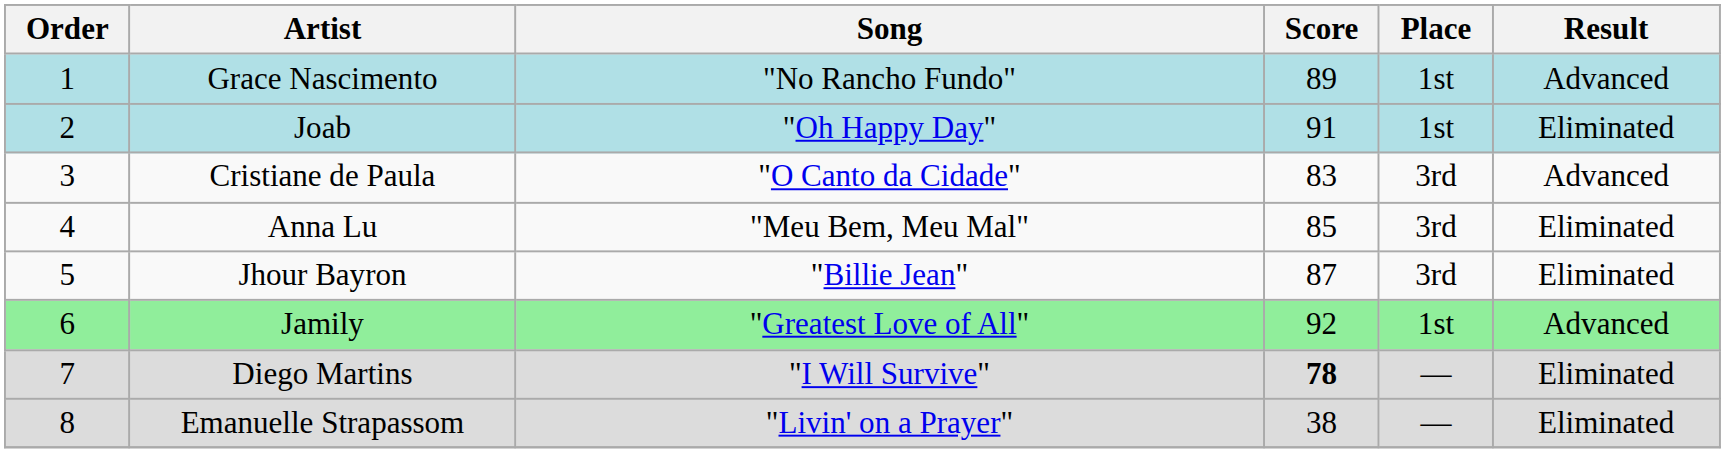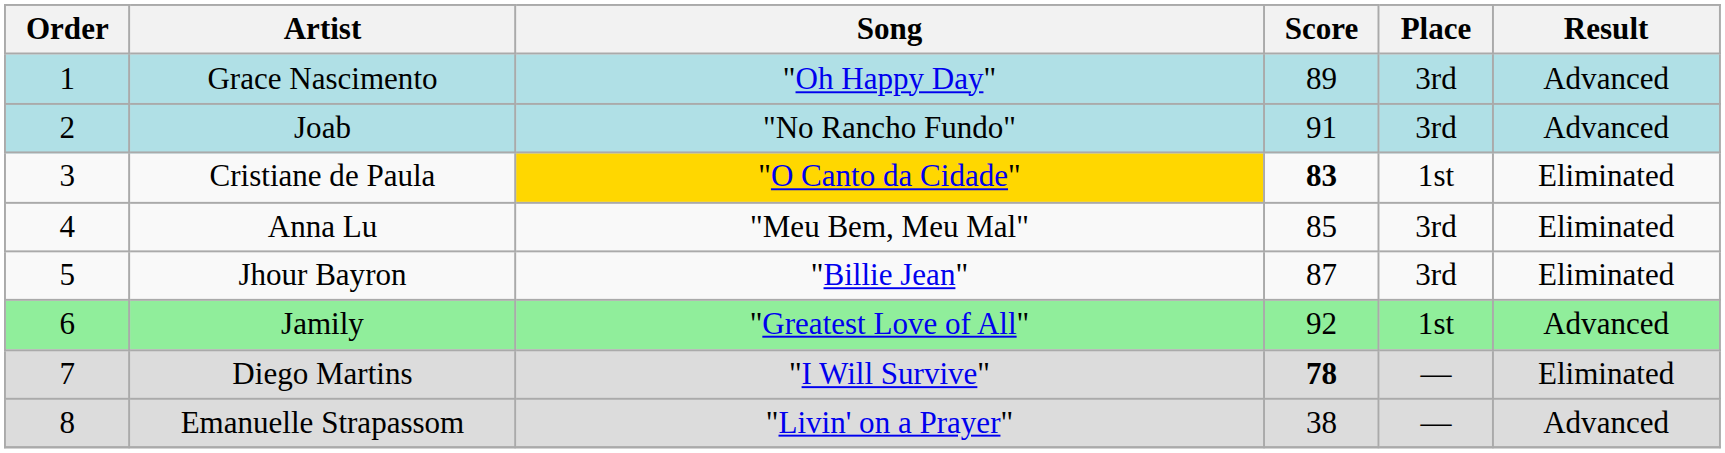(889, 78) "No Rancho Fundo" -> (889, 78) "Oh Happy Day"
(1436, 78) 1st -> (1436, 78) 3rd
(889, 127) "Oh Happy Day" -> (889, 127) "No Rancho Fundo"
(1436, 127) 1st -> (1436, 127) 3rd
(1606, 127) Eliminated -> (1606, 127) Advanced
(889, 176) no background -> (889, 176) gold background
(1322, 176) normal -> (1322, 176) bold
(1436, 176) 3rd -> (1436, 176) 1st
(1606, 176) Advanced -> (1606, 176) Eliminated
(1606, 422) Eliminated -> (1606, 422) Advanced
